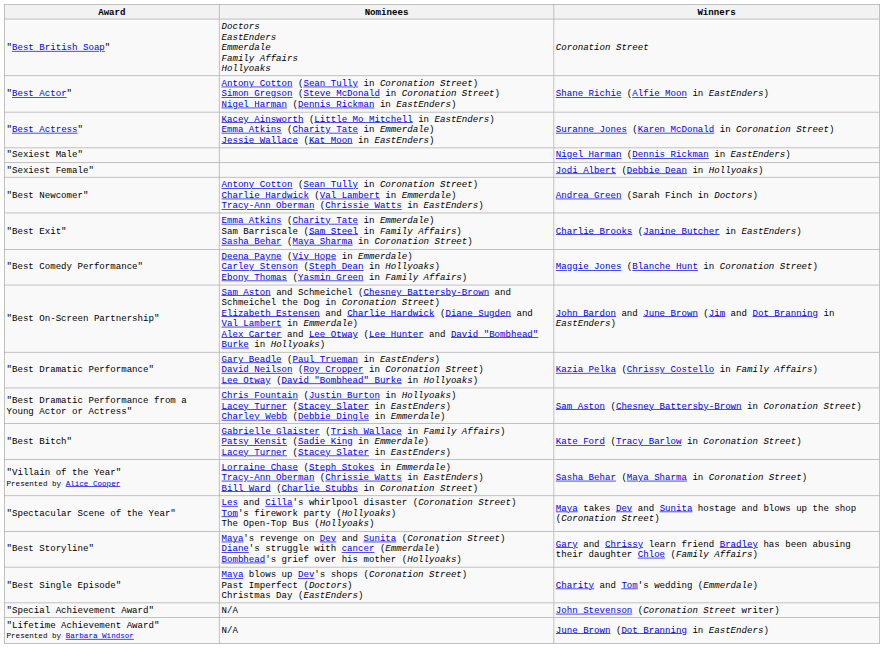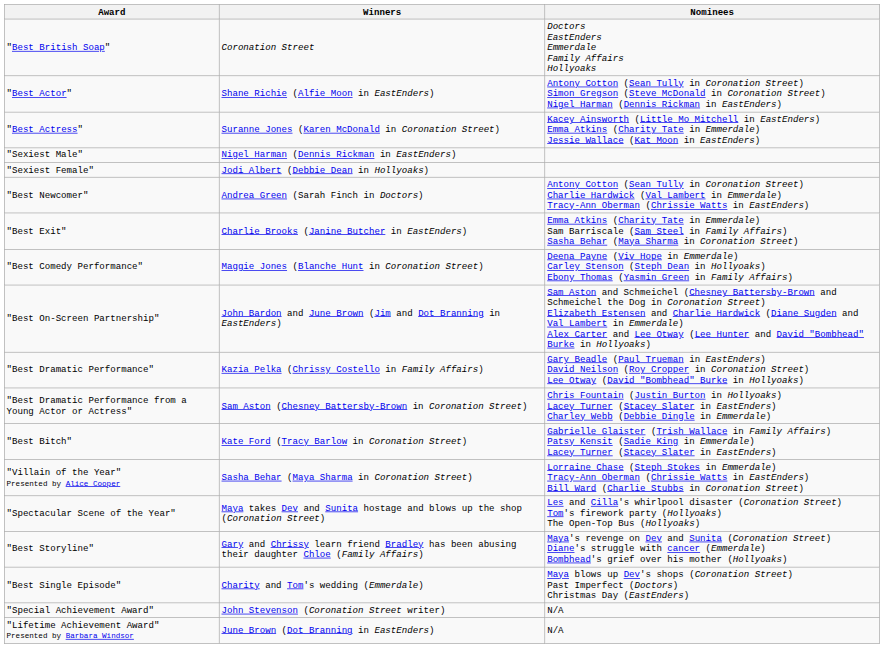columns swapped: (717, 12) <-> (387, 12)
